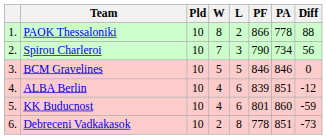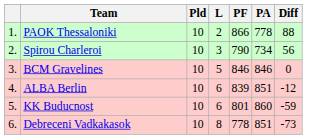- column: (219, 13)
